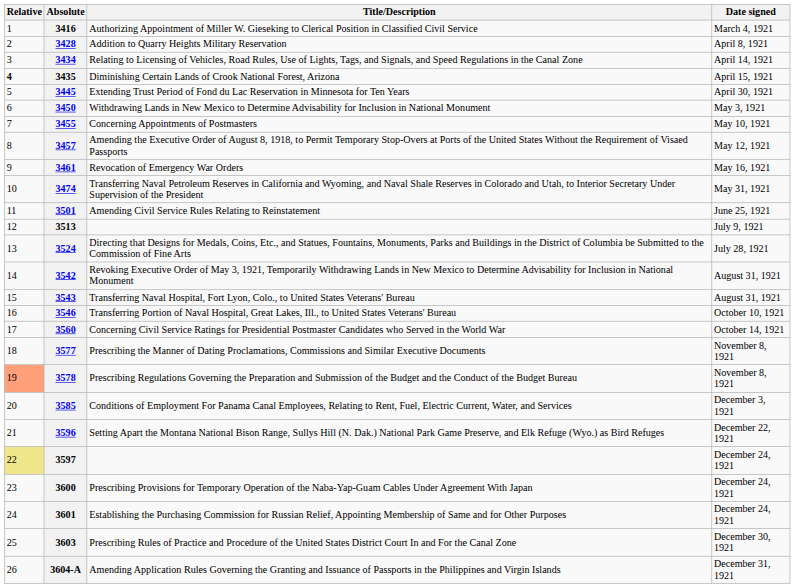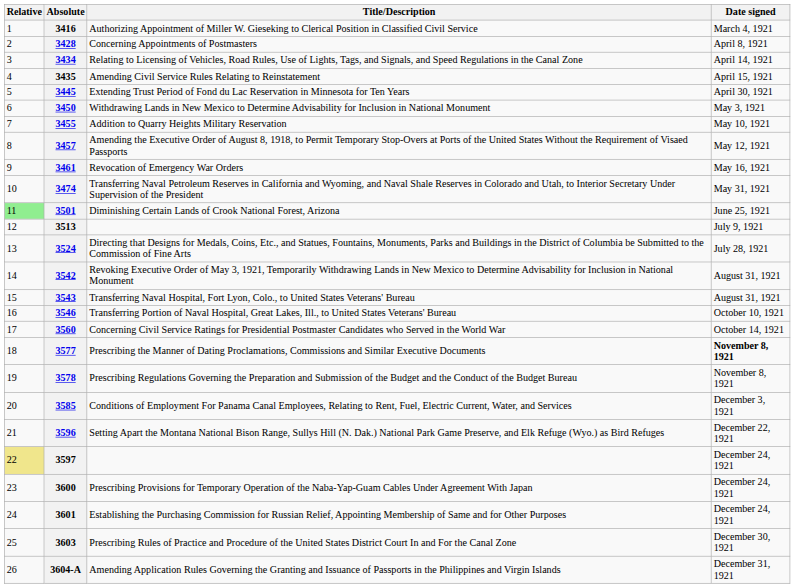(188, 44) Addition to Quarry Heights Military Reservation -> (173, 44) Concerning Appointments of Postmasters
(9, 76) bold -> (9, 76) normal
(214, 76) Diminishing Certain Lands of Crook National Forest, Arizona -> (205, 76) Amending Civil Service Rules Relating to Reinstatement
(173, 124) Concerning Appointments of Postmasters -> (188, 124) Addition to Quarry Heights Military Reservation
(11, 211) no background -> (11, 211) lightgreen background
(205, 211) Amending Civil Service Rules Relating to Reinstatement -> (214, 211) Diminishing Certain Lands of Crook National Forest, Arizona
(740, 351) normal -> (741, 351) bold
(12, 378) lightsalmon background -> (12, 378) no background
